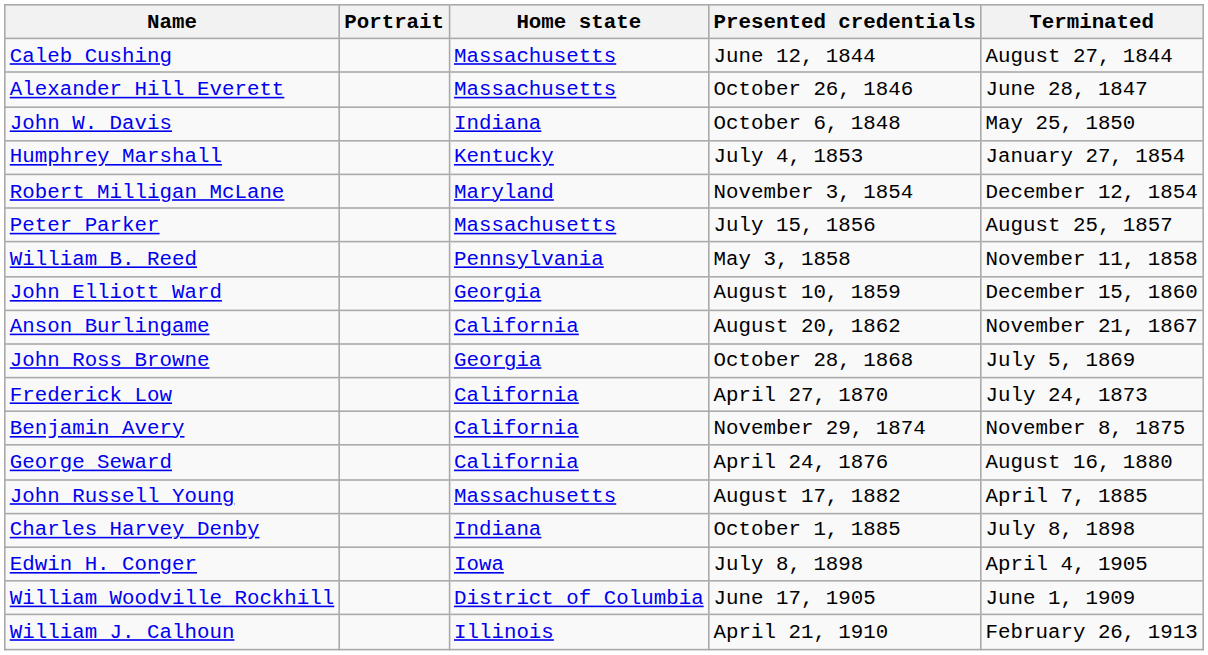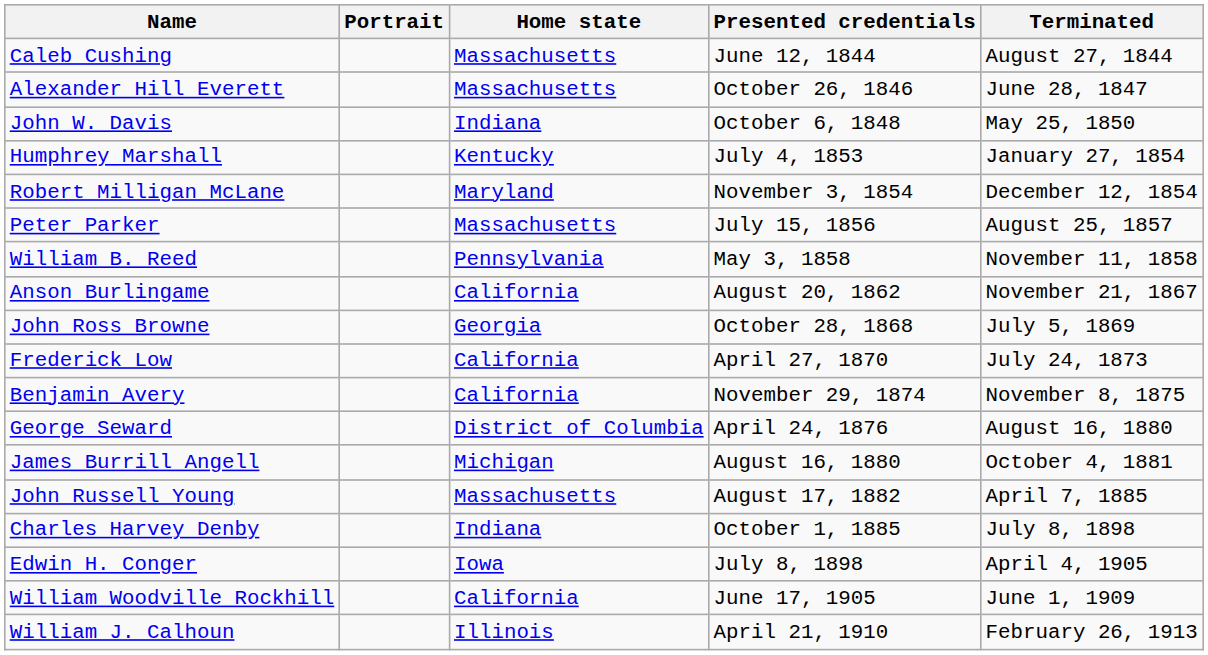- row: (116, 293)
(516, 462) California -> (579, 429) District of Columbia
+ row: (135, 462)
(579, 598) District of Columbia -> (516, 598) California
